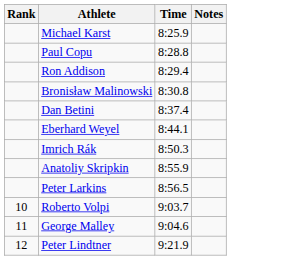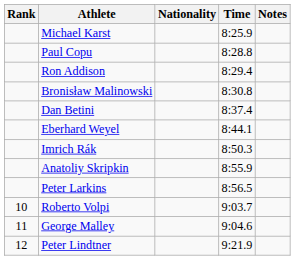+ column: (187, 14)
